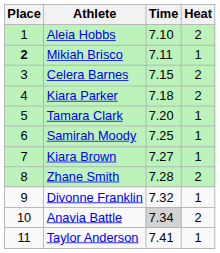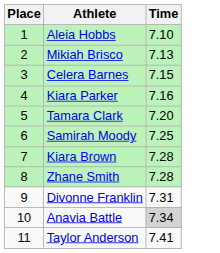- column: (198, 14)
(24, 55) bold -> (24, 55) normal
(161, 55) 7.11 -> (161, 55) 7.13
(161, 95) 7.18 -> (161, 95) 7.16
(161, 156) 7.27 -> (161, 156) 7.28
(161, 197) 7.32 -> (161, 197) 7.31
